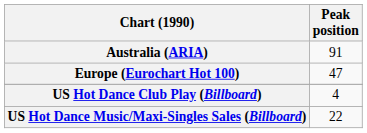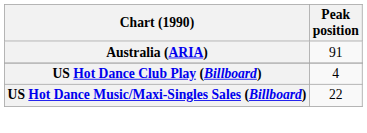- row: (157, 73)
